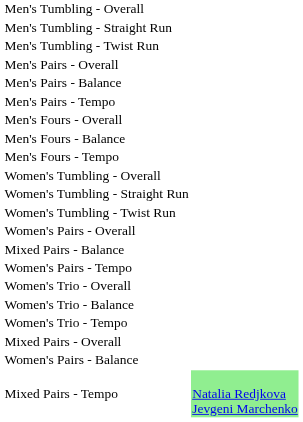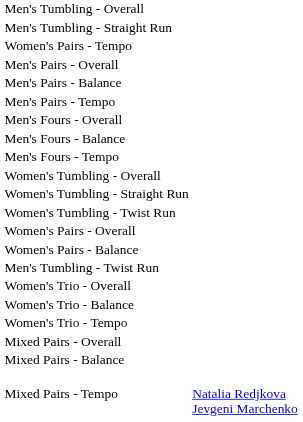rows swapped: (82, 46) <-> (68, 267)
rows swapped: (71, 360) <-> (64, 249)
(245, 401) lightgreen background -> (245, 401) no background
